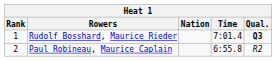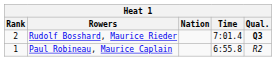(16, 37) 1 -> (16, 37) 2
(16, 50) 2 -> (16, 50) 1
